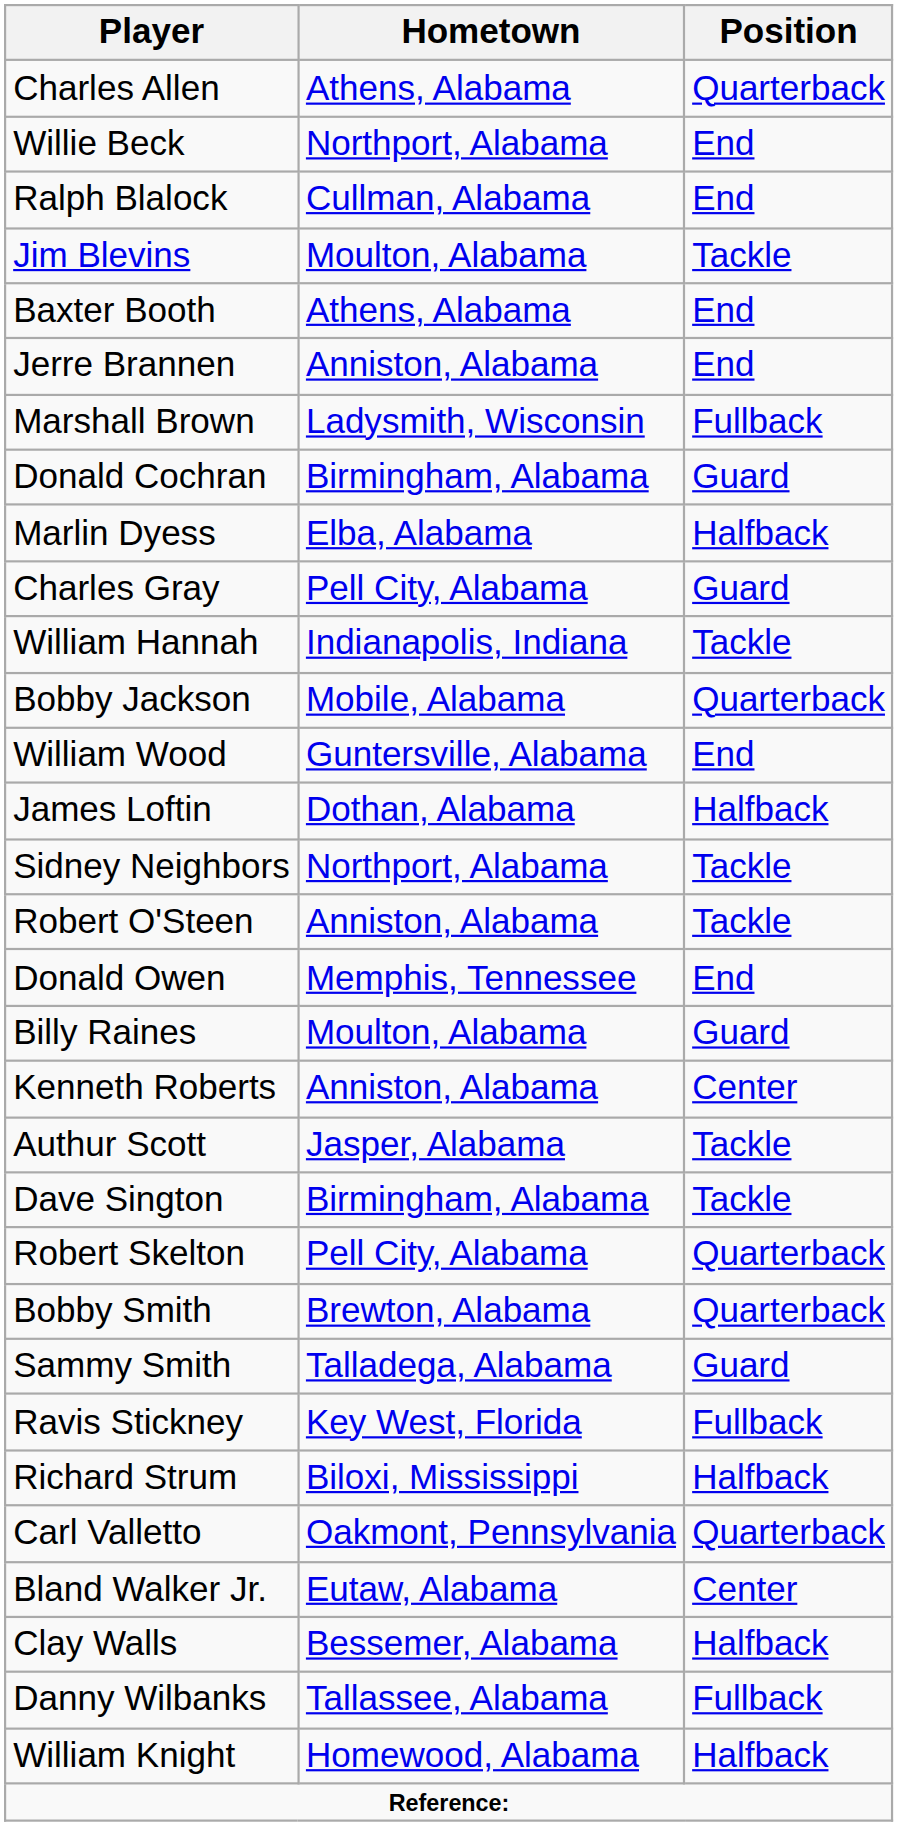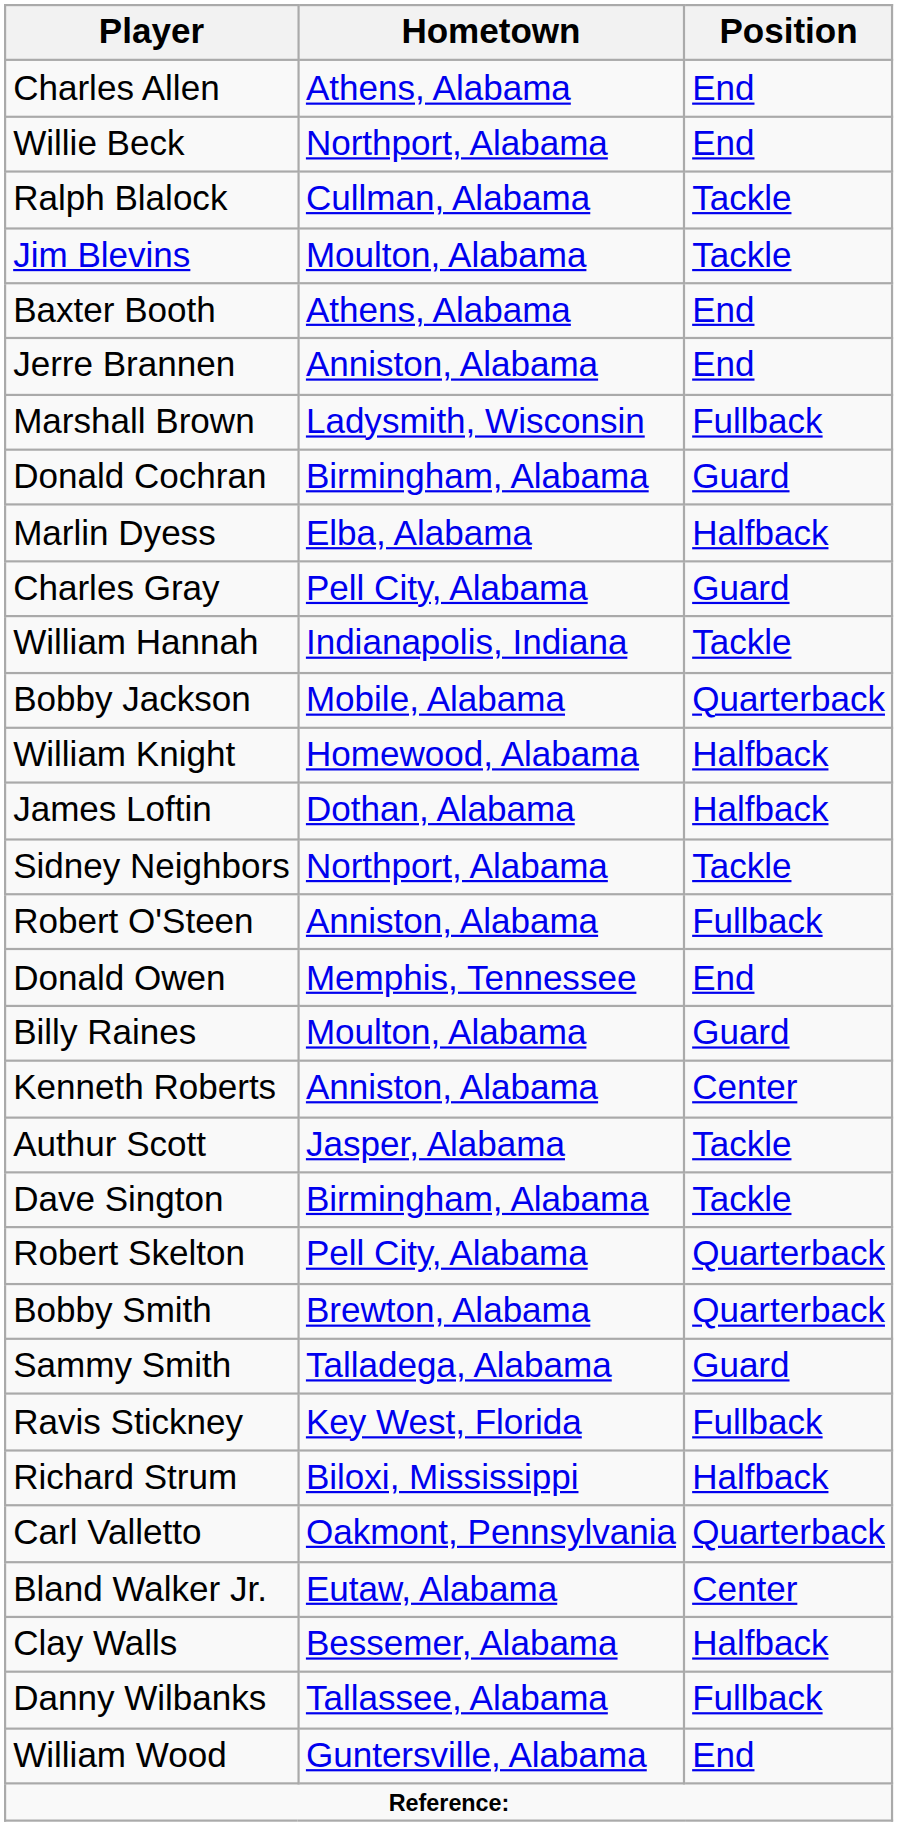(789, 87) Quarterback -> (723, 87) End
(723, 198) End -> (742, 198) Tackle
rows swapped: (124, 1754) <-> (120, 754)
(742, 921) Tackle -> (757, 921) Fullback
